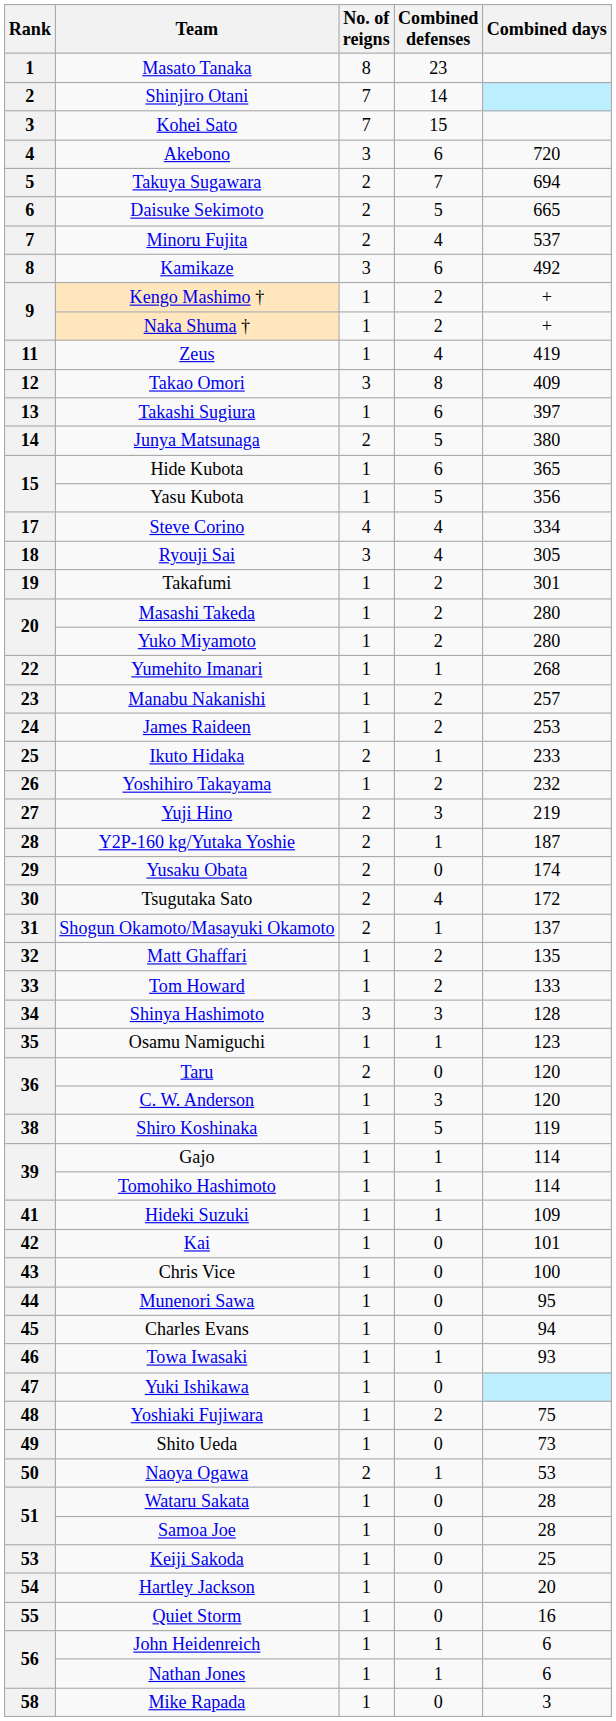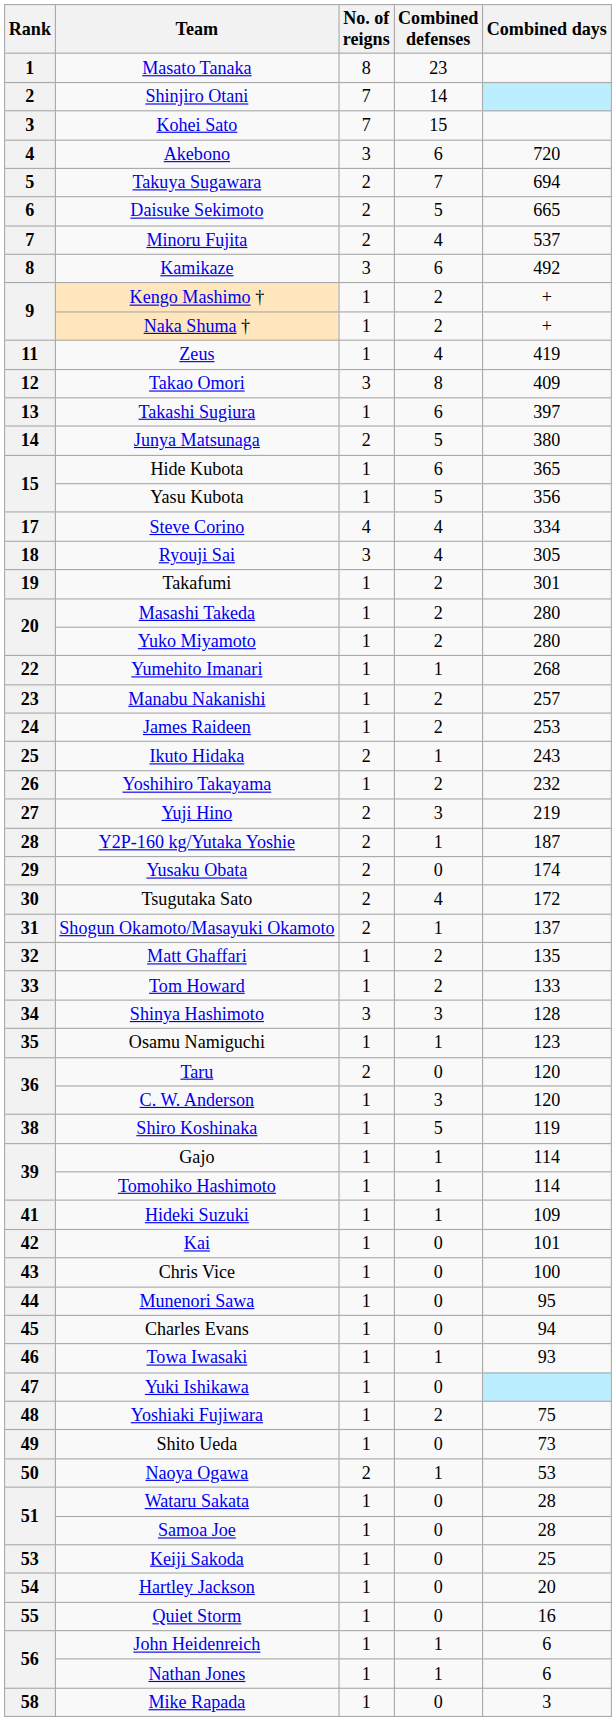(547, 756) 233 -> (547, 756) 243
